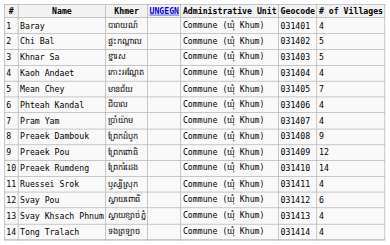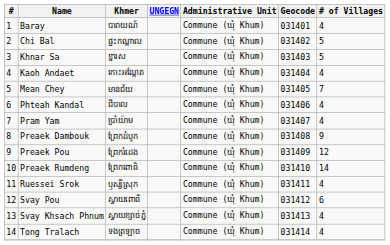(123, 152) ព្រែកពោធិ -> (123, 152) ព្រែករំដេង
(123, 168) ព្រែករំដេង -> (123, 168) ព្រែកពោធិ
